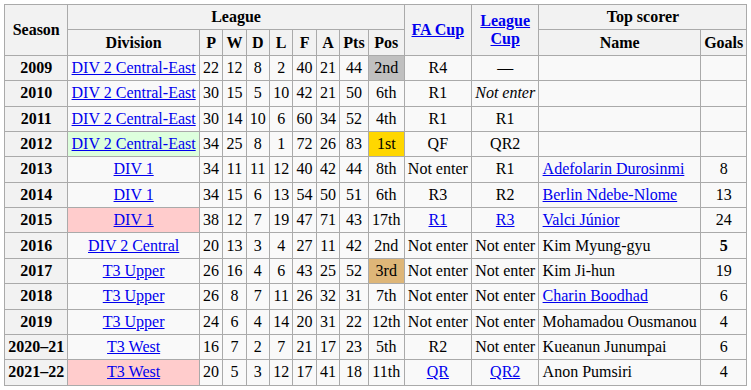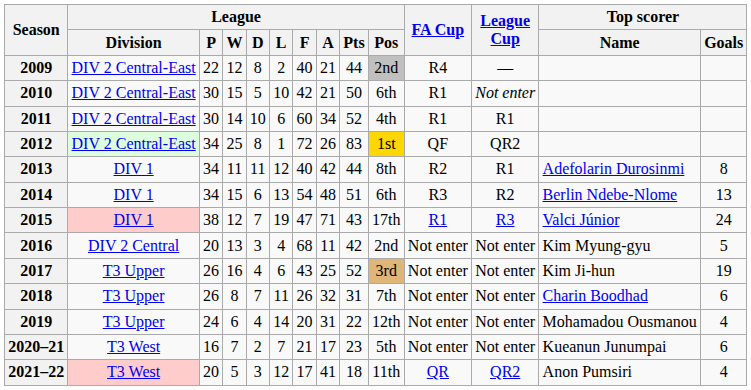(438, 169) Not enter -> (438, 169) R2
(328, 194) 50 -> (328, 194) 48
(305, 245) 27 -> (305, 245) 68
(724, 245) bold -> (724, 245) normal
(438, 347) R2 -> (438, 347) Not enter
